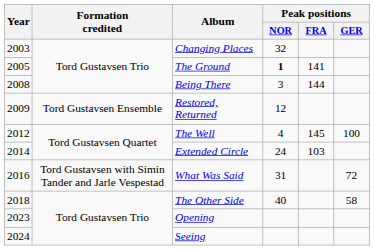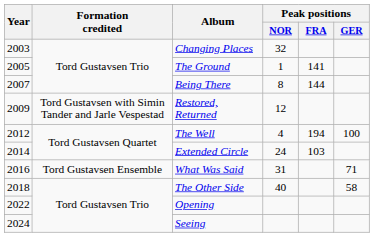(281, 66) bold -> (281, 66) normal
(18, 84) 2008 -> (18, 84) 2007
(281, 84) 3 -> (281, 84) 8
(102, 108) Tord Gustavsen Ensemble -> (102, 108) Tord Gustavsen with Simin Tander and Jarle Vespestad
(316, 133) 145 -> (316, 133) 194
(102, 175) Tord Gustavsen with Simin Tander and Jarle Vespestad -> (102, 169) Tord Gustavsen Ensemble
(352, 175) 72 -> (352, 169) 71
(18, 218) 2023 -> (18, 205) 2022
